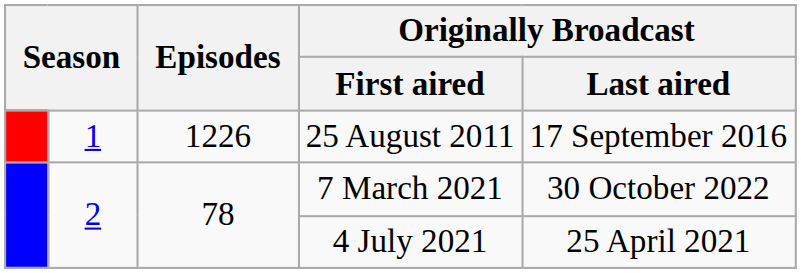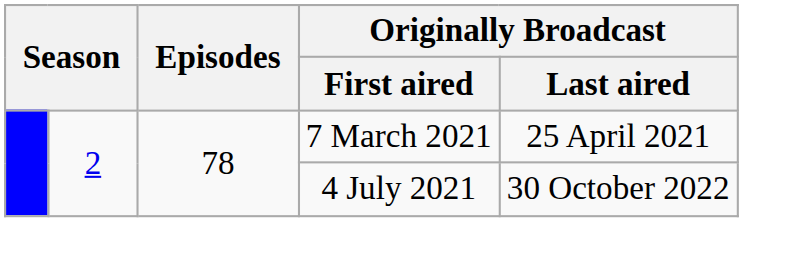- row: (410, 135)
(658, 188) 30 October 2022 -> (618, 135) 25 April 2021
(658, 240) 25 April 2021 -> (618, 188) 30 October 2022
